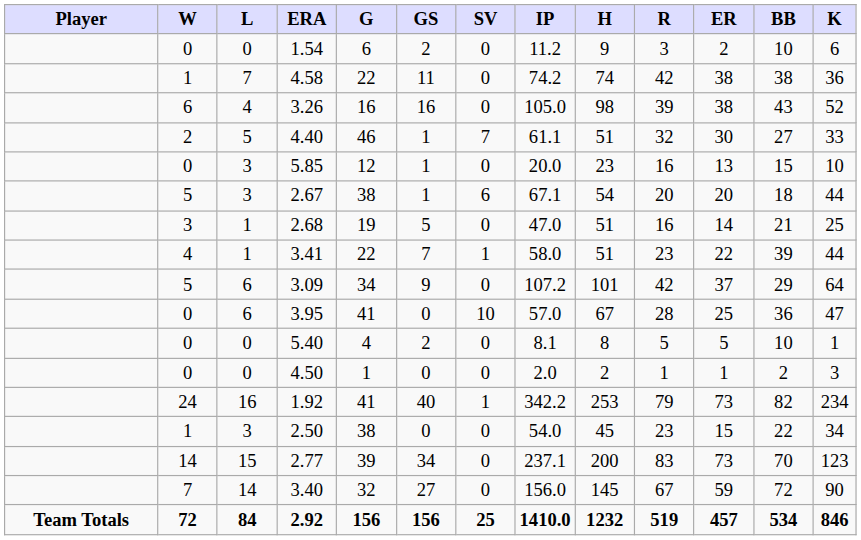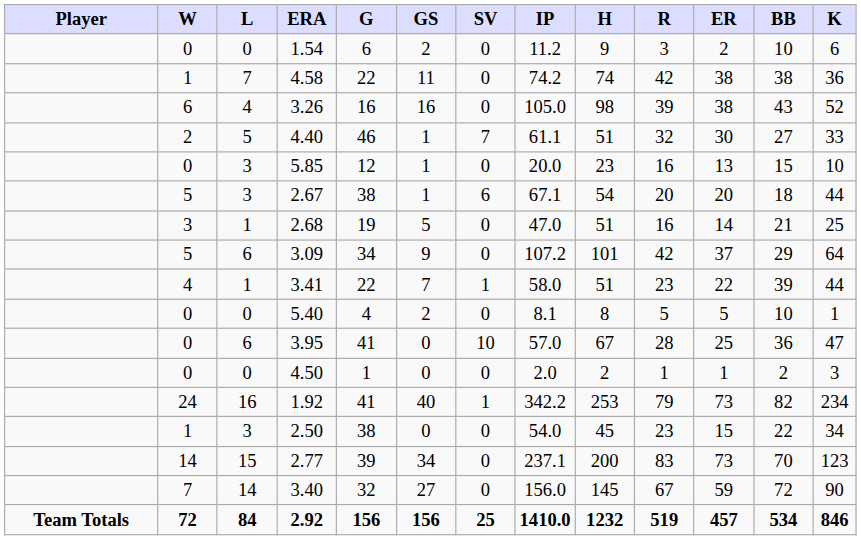rows swapped: (307, 254) <-> (307, 284)
rows swapped: (307, 343) <-> (307, 313)
